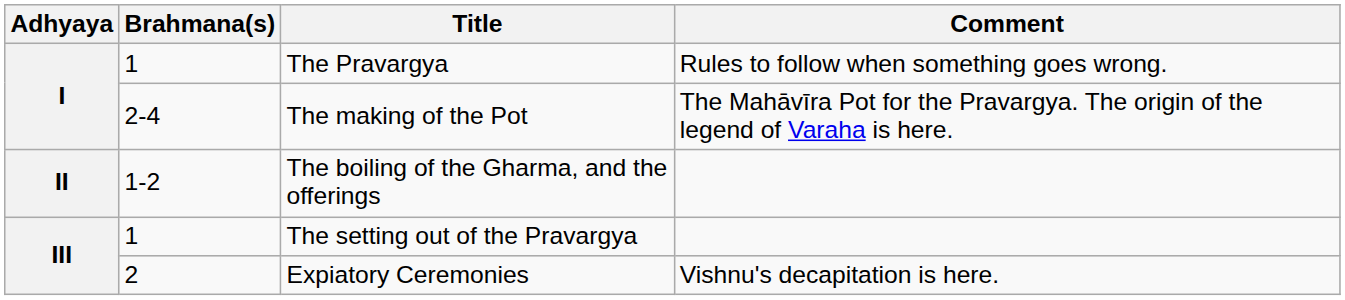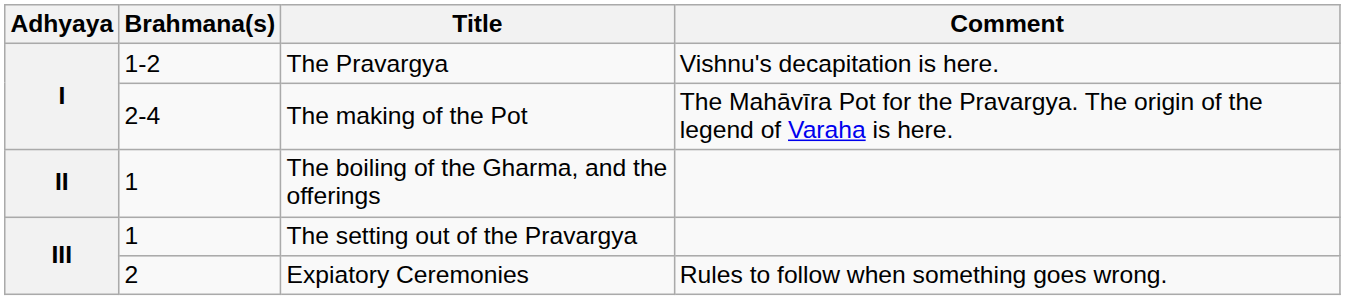(131, 63) 1 -> (142, 63) 1-2
(924, 63) Rules to follow when something goes wrong. -> (839, 63) Vishnu's decapitation is here.
(142, 182) 1-2 -> (131, 182) 1
(839, 274) Vishnu's decapitation is here. -> (924, 274) Rules to follow when something goes wrong.
